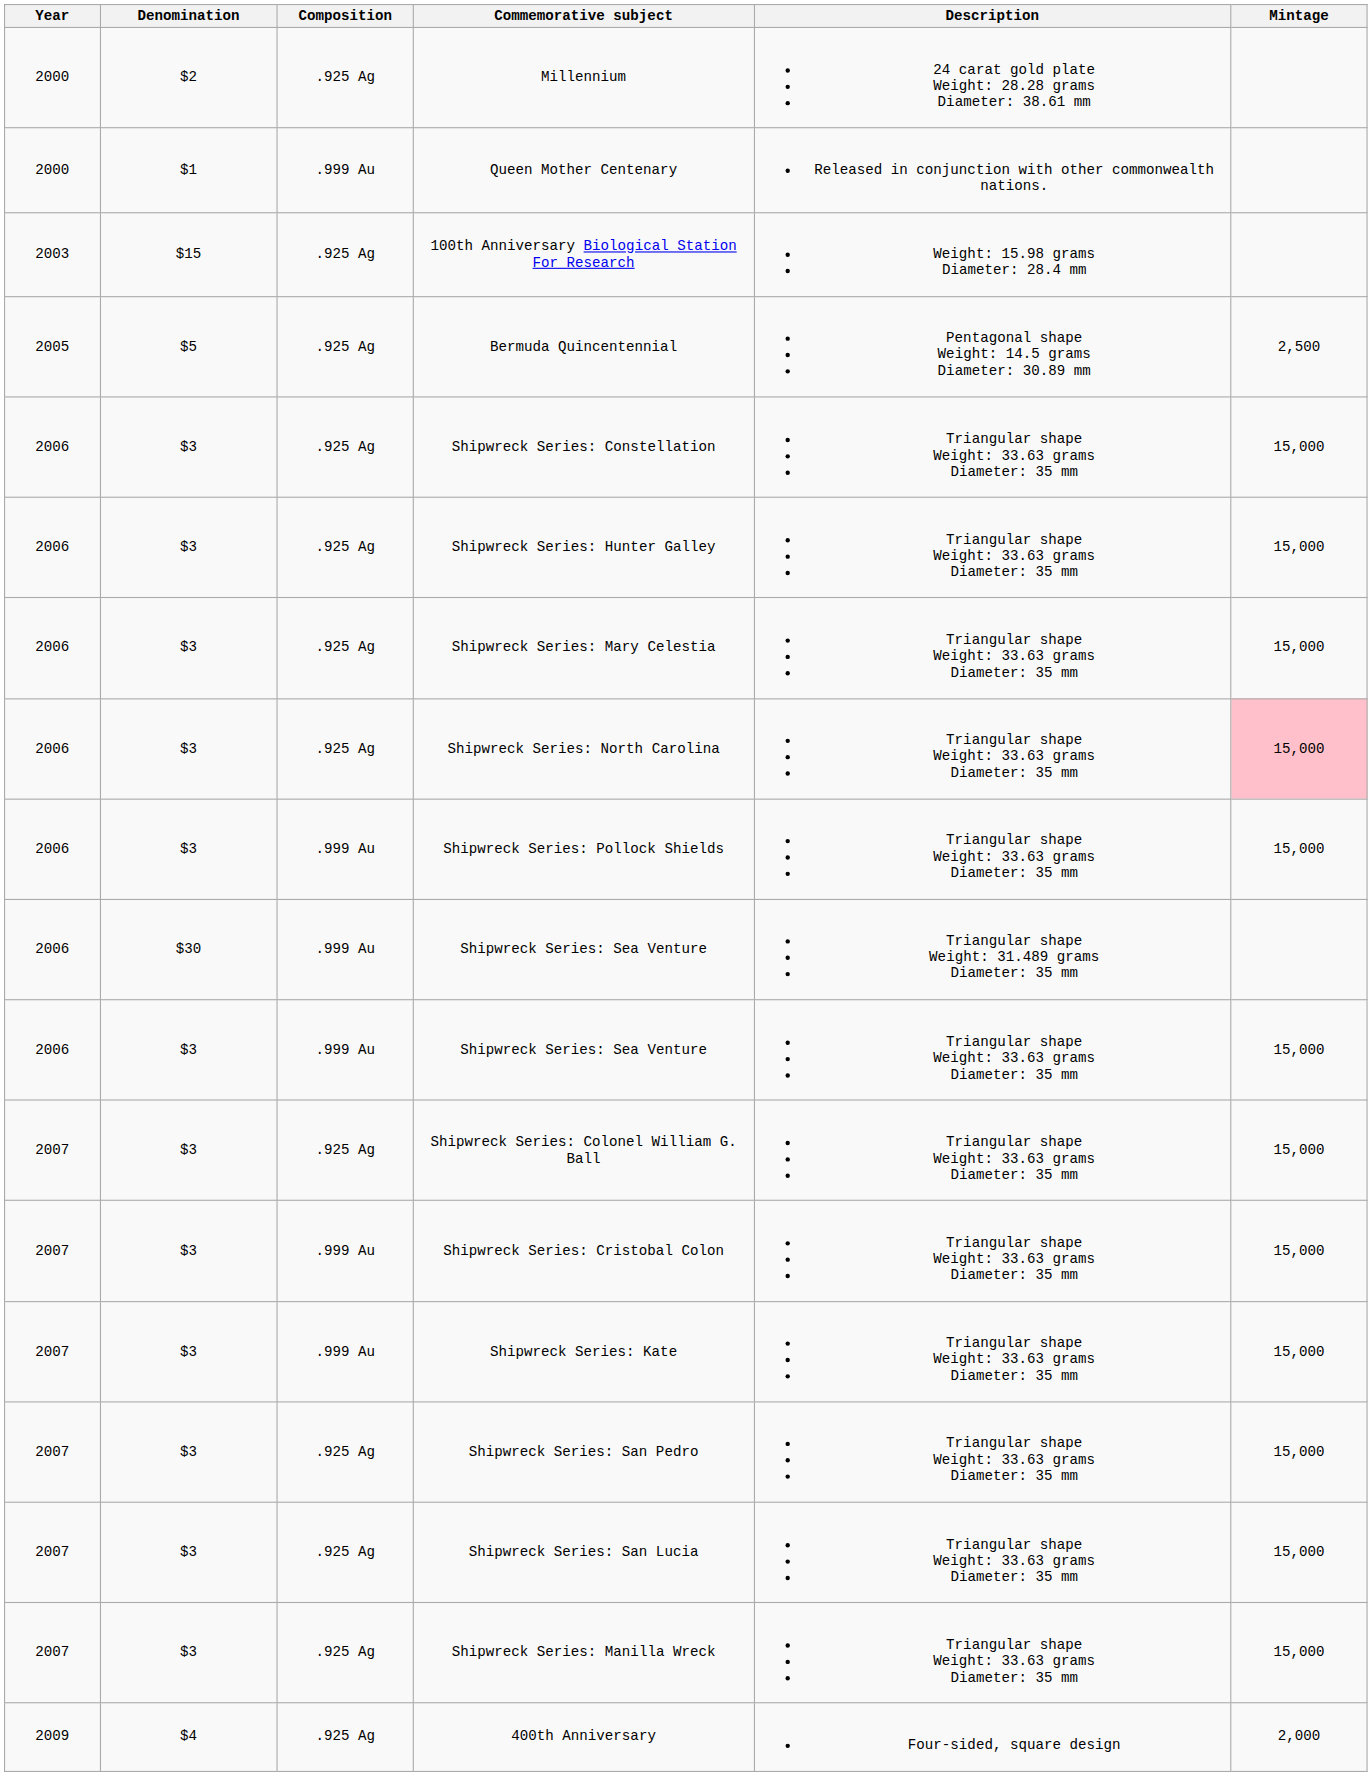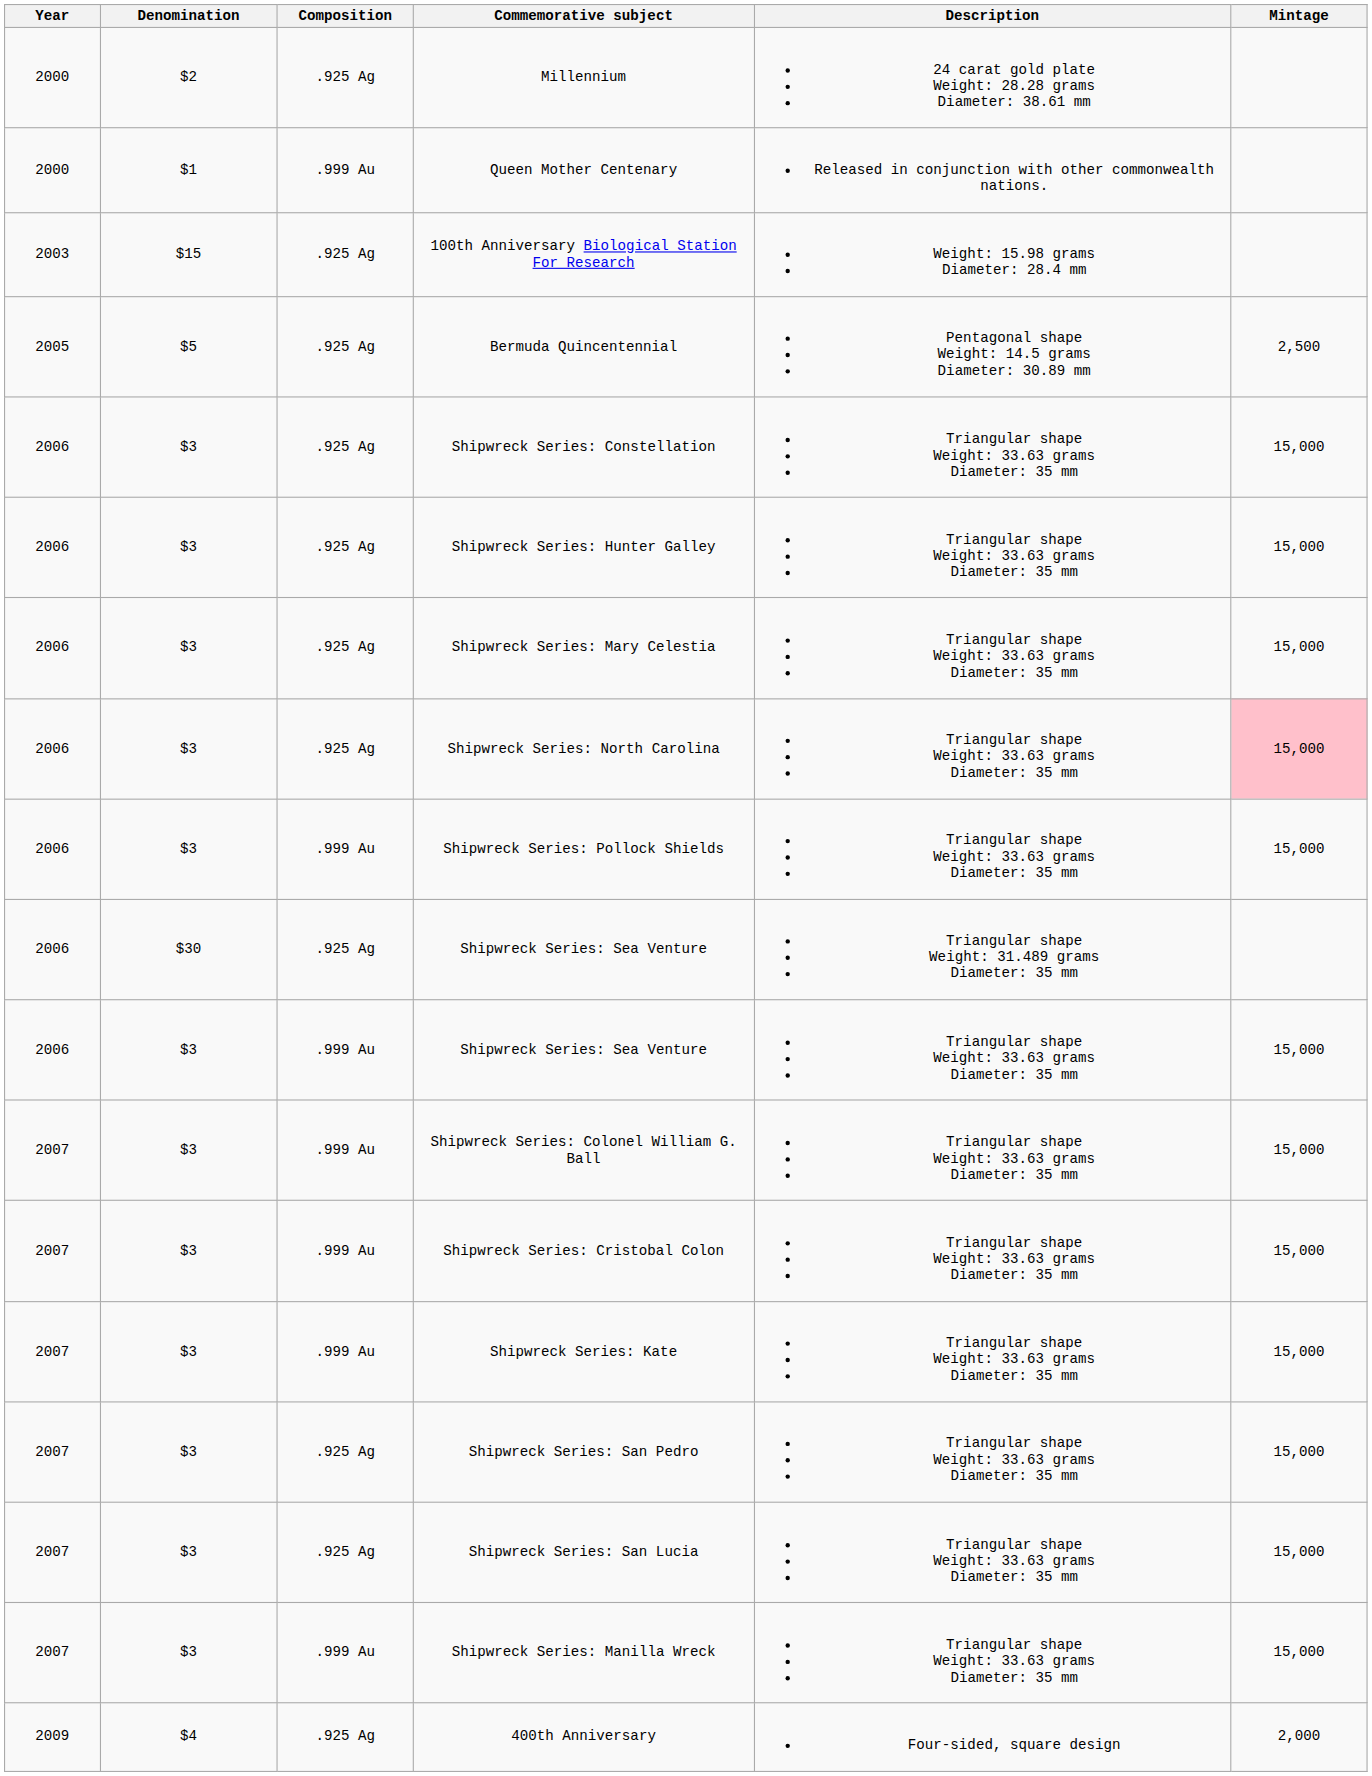(345, 950) .999 Au -> (345, 950) .925 Ag
(345, 1151) .925 Ag -> (345, 1151) .999 Au
(345, 1653) .925 Ag -> (345, 1653) .999 Au
